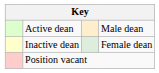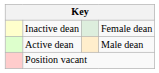rows swapped: (49, 28) <-> (52, 44)
